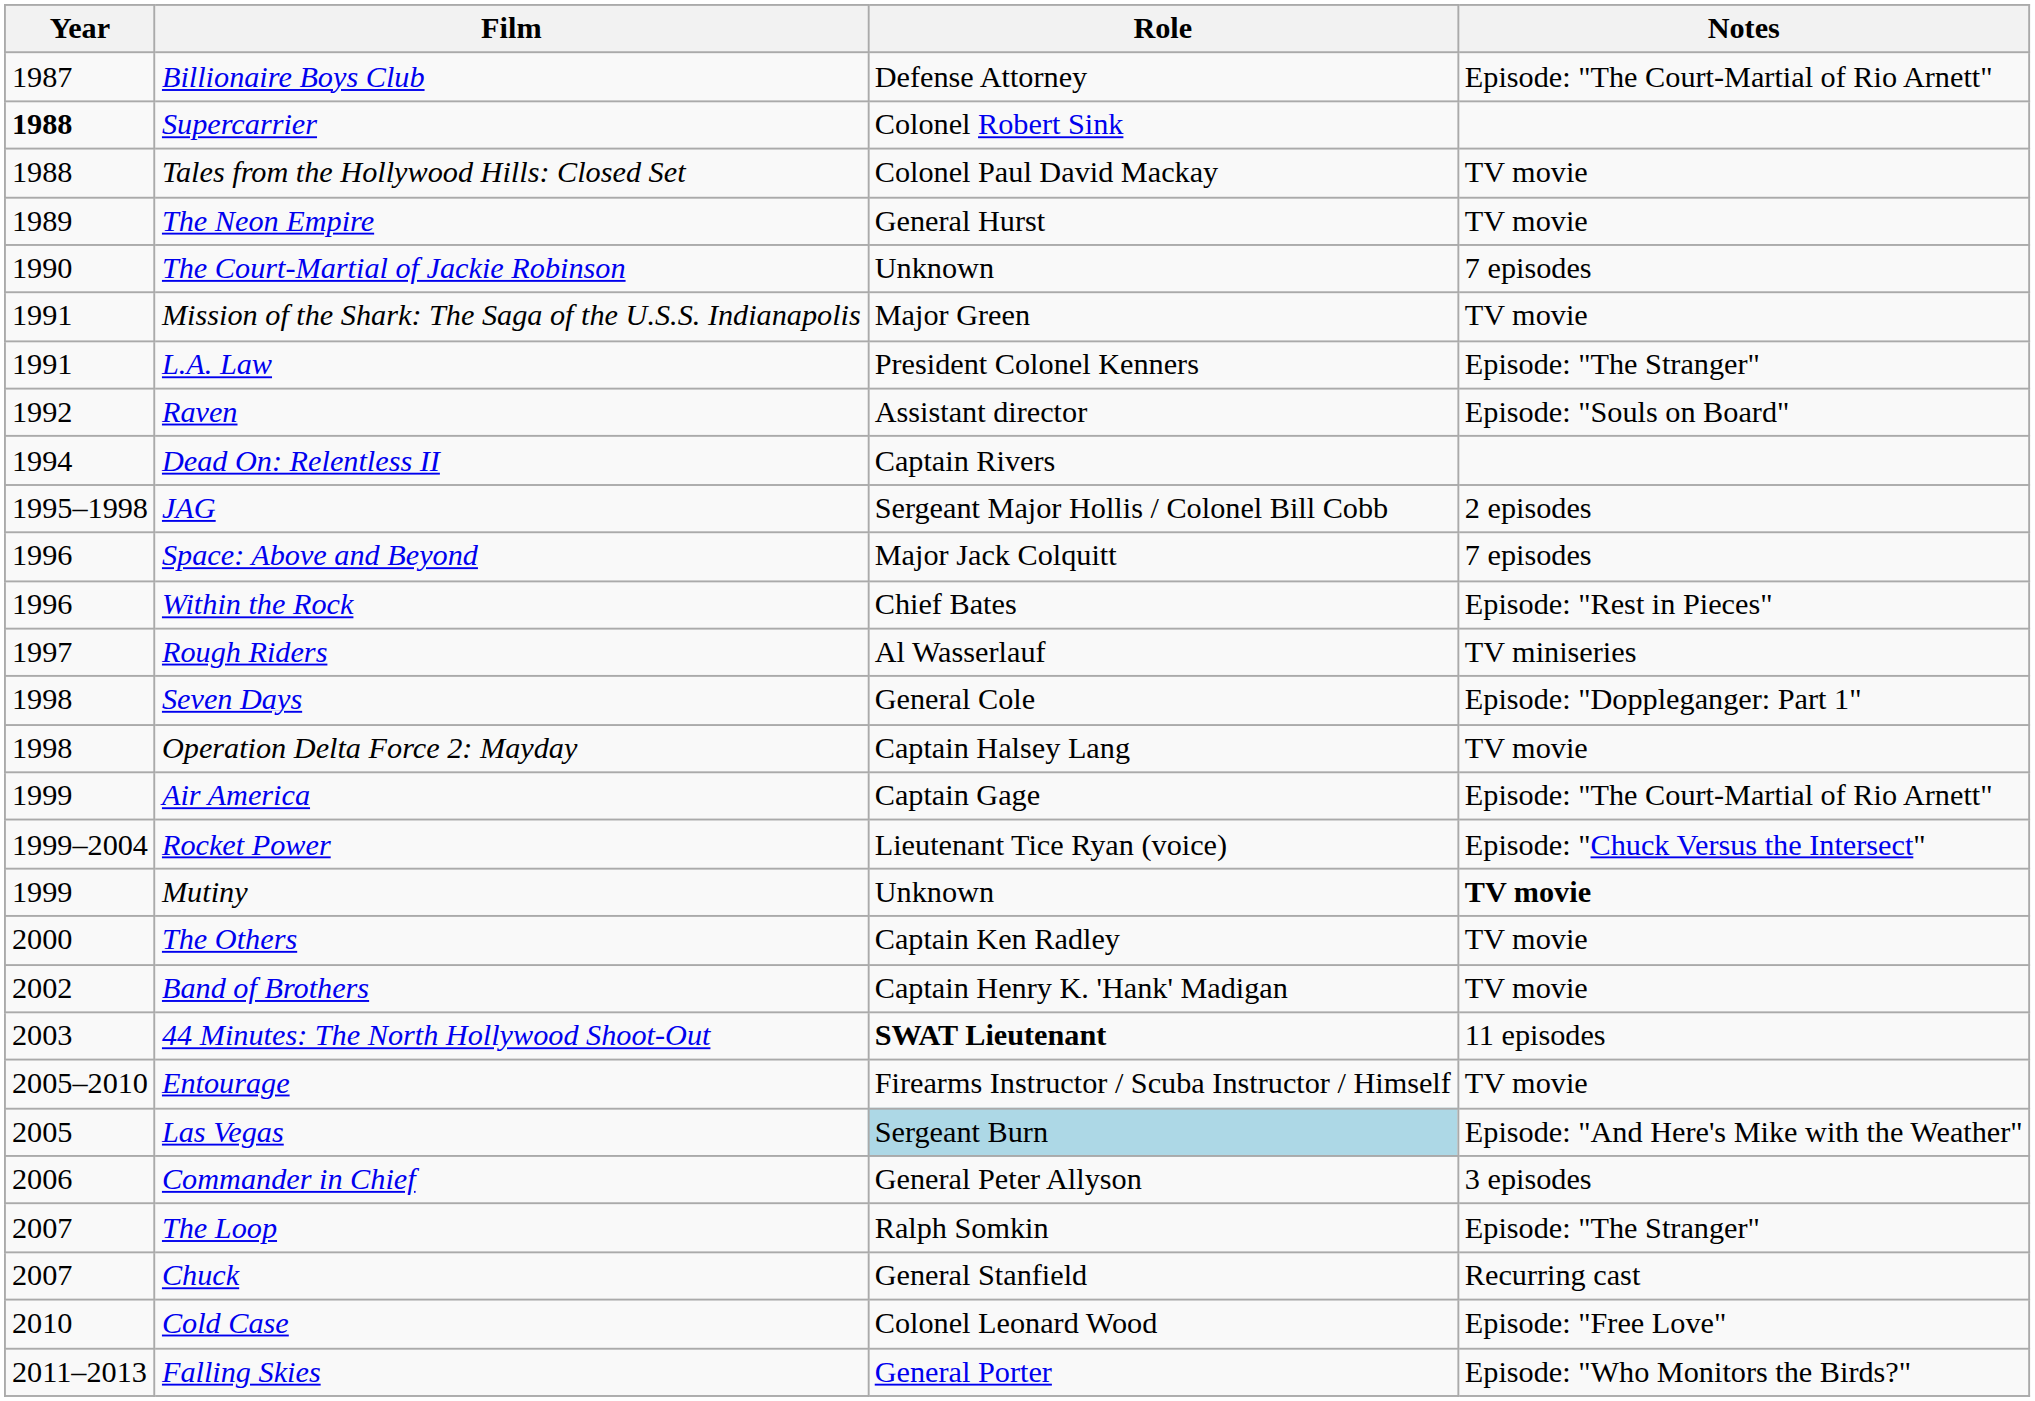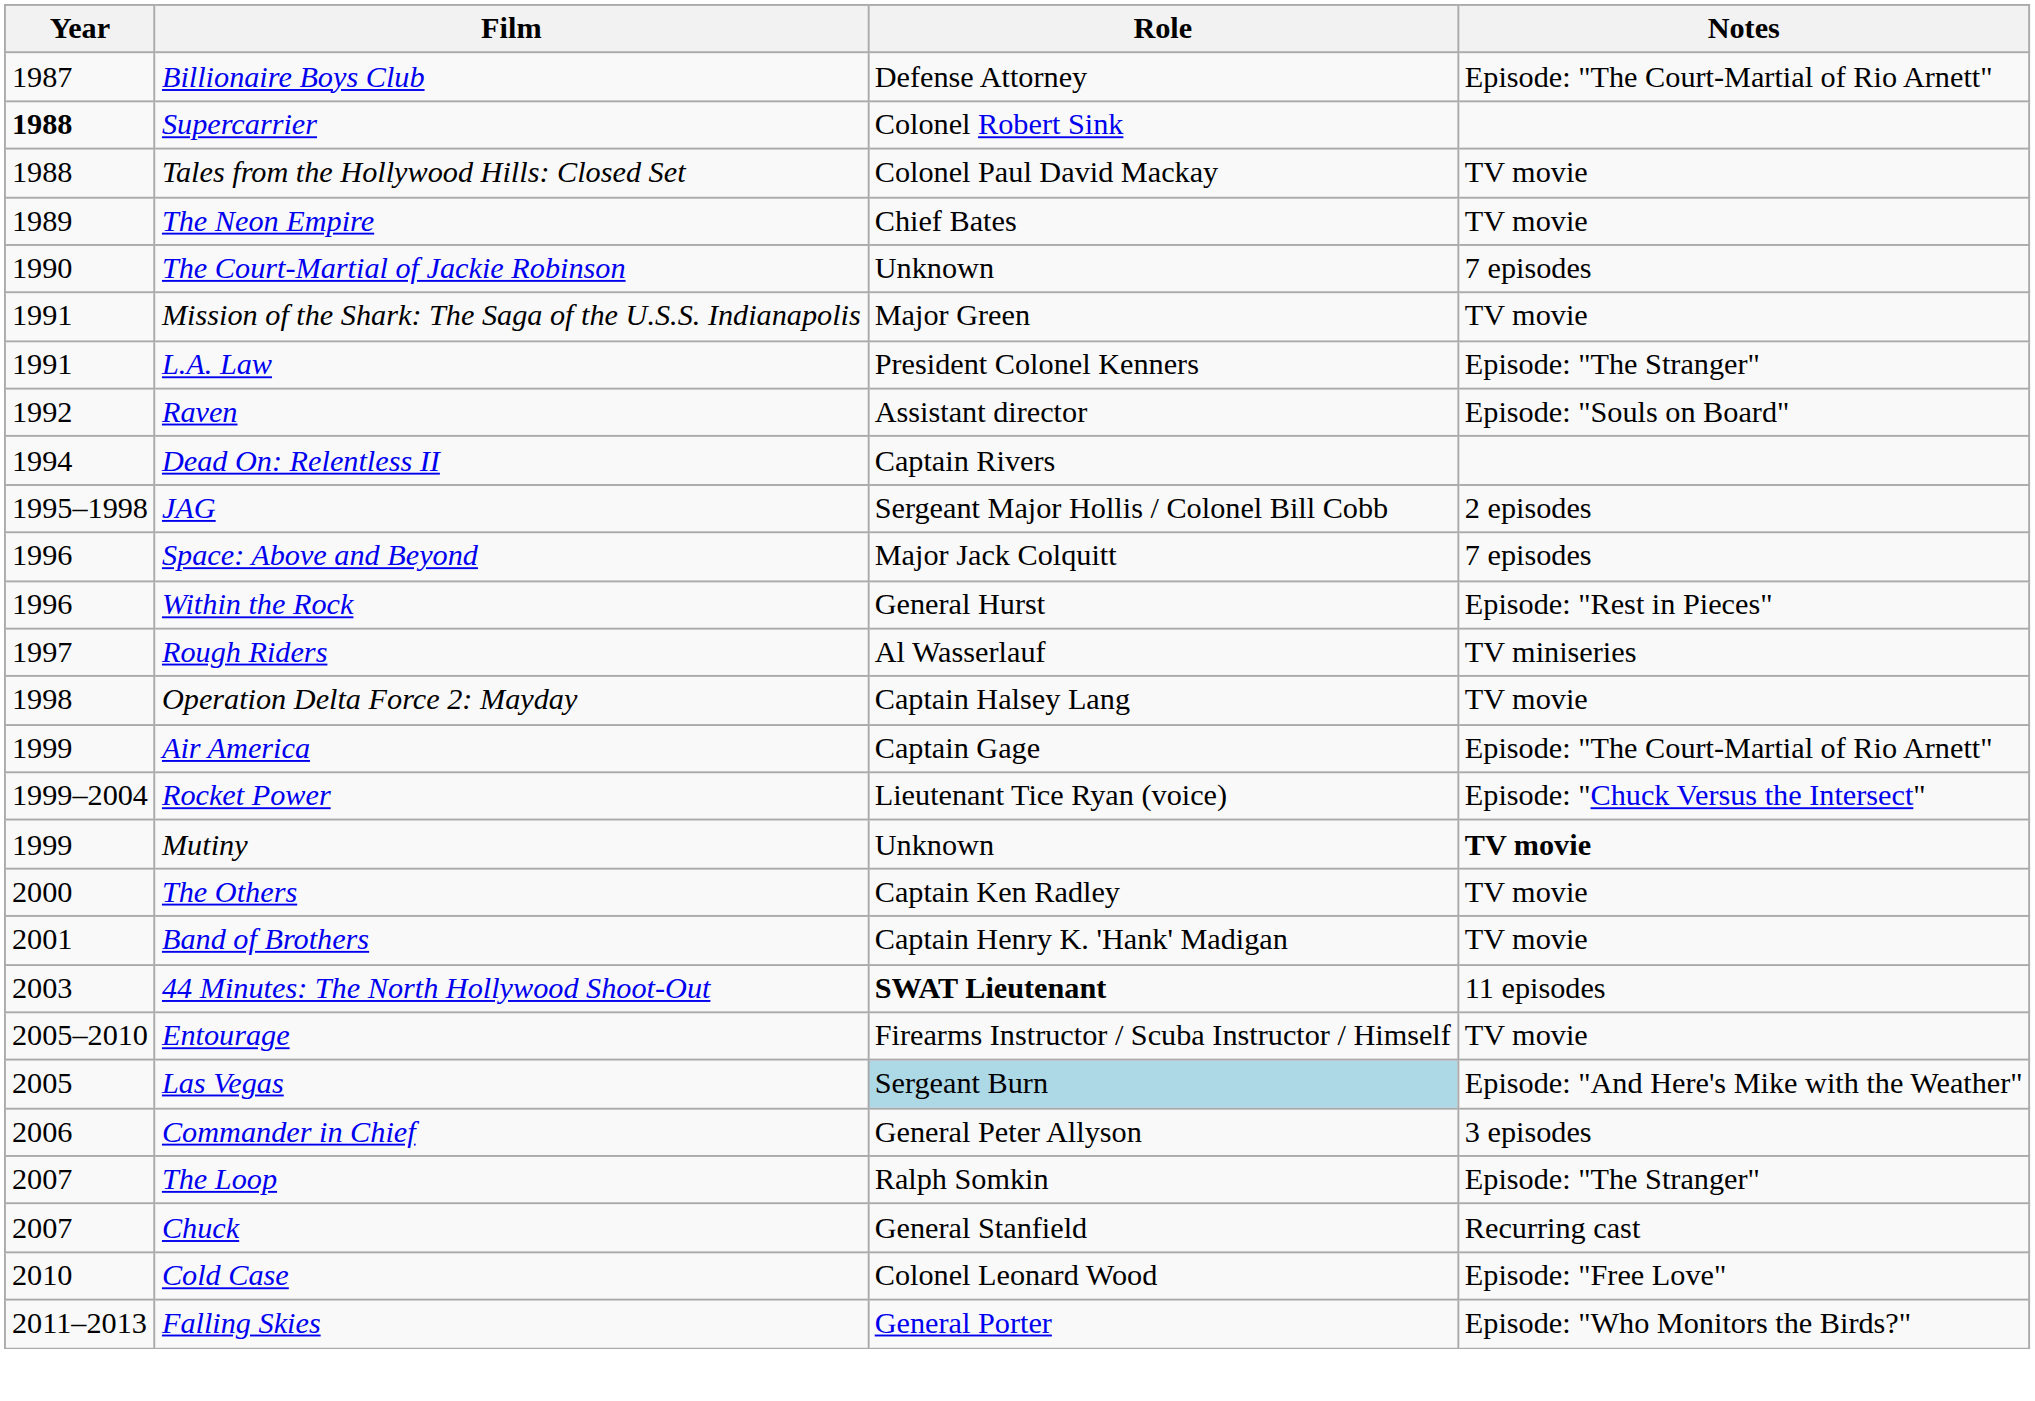(960, 220) General Hurst -> (946, 220) Chief Bates
(946, 603) Chief Bates -> (960, 603) General Hurst
- row: (232, 699)
(42, 987) 2002 -> (42, 939) 2001
